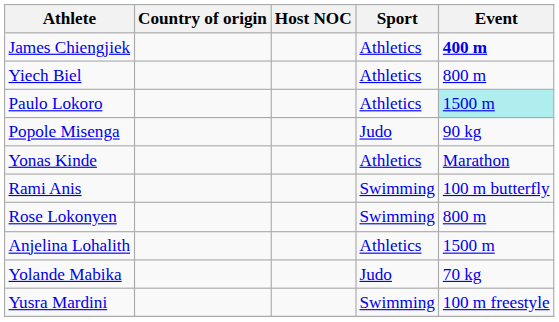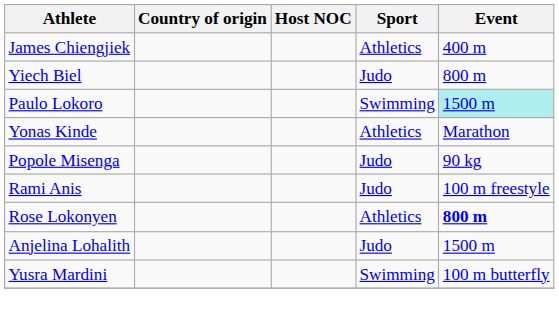(465, 47) bold -> (465, 47) normal
(390, 75) Athletics -> (376, 75) Judo
(390, 103) Athletics -> (397, 103) Swimming
rows swapped: (53, 160) <-> (64, 132)
(397, 188) Swimming -> (376, 188) Judo
(496, 188) 100 m butterfly -> (496, 188) 100 m freestyle
(397, 217) Swimming -> (390, 217) Athletics
(465, 217) normal -> (465, 217) bold
(390, 245) Athletics -> (376, 245) Judo
- row: (65, 273)
(496, 302) 100 m freestyle -> (496, 273) 100 m butterfly
